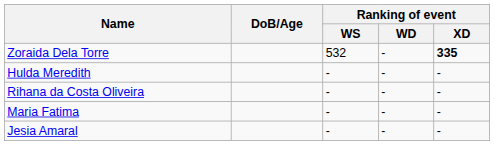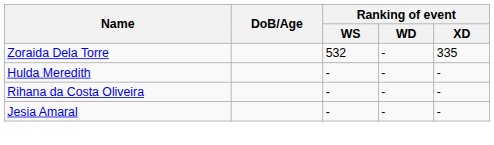(447, 53) bold -> (447, 53) normal
- row: (43, 112)
